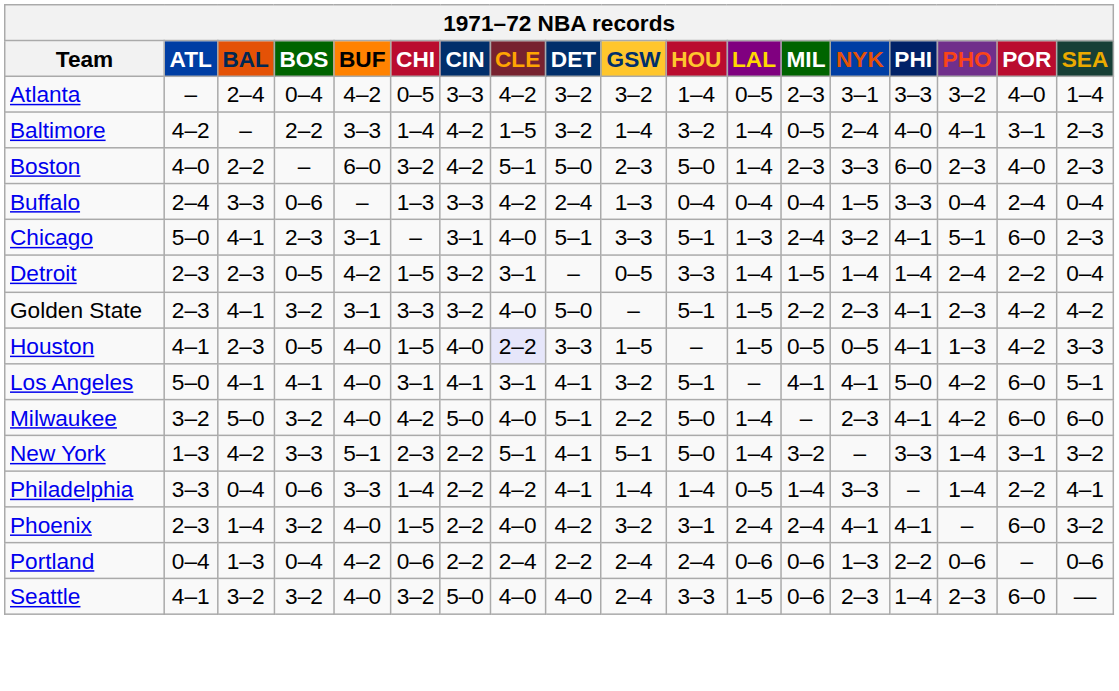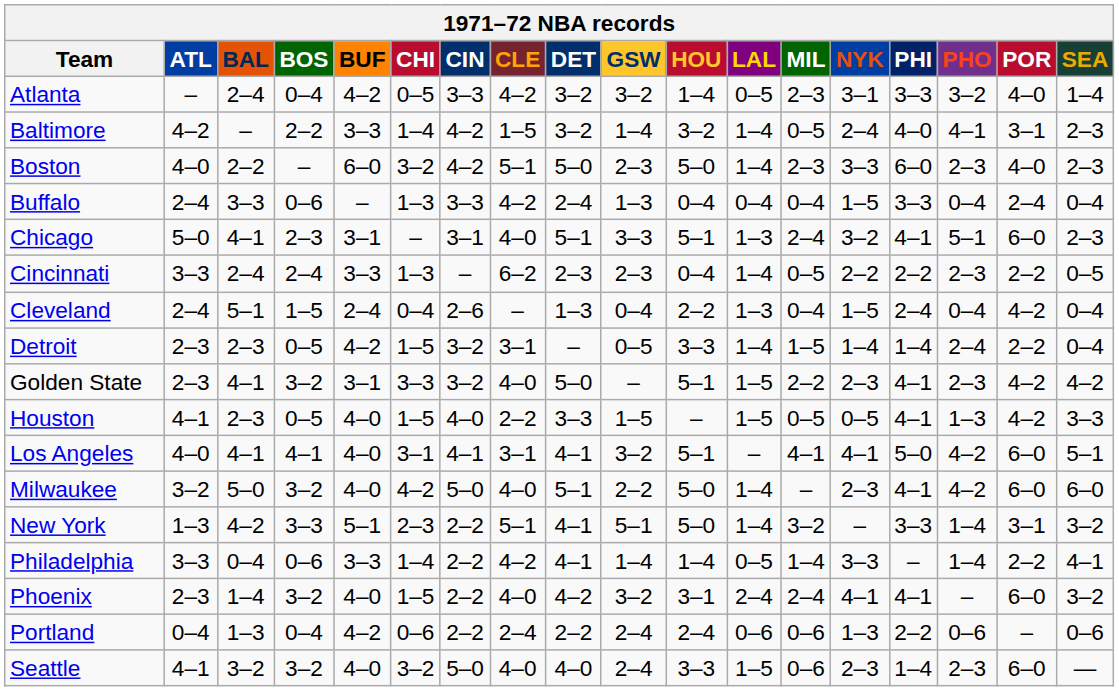+ row: (60, 274)
+ row: (60, 310)
(518, 346) lavender background -> (518, 417) no background
(191, 381) 5–0 -> (191, 453) 4–0
